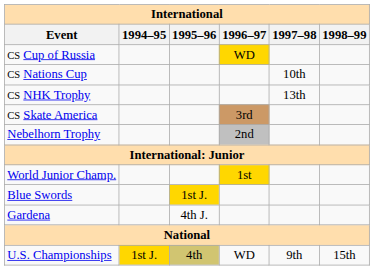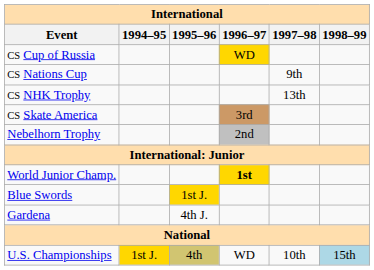(294, 74) 10th -> (294, 74) 9th
(244, 174) normal -> (244, 174) bold
(294, 255) 9th -> (294, 255) 10th
(344, 255) no background -> (344, 255) lightblue background
